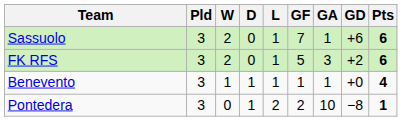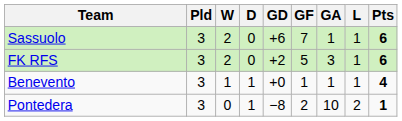columns swapped: (276, 15) <-> (355, 15)
